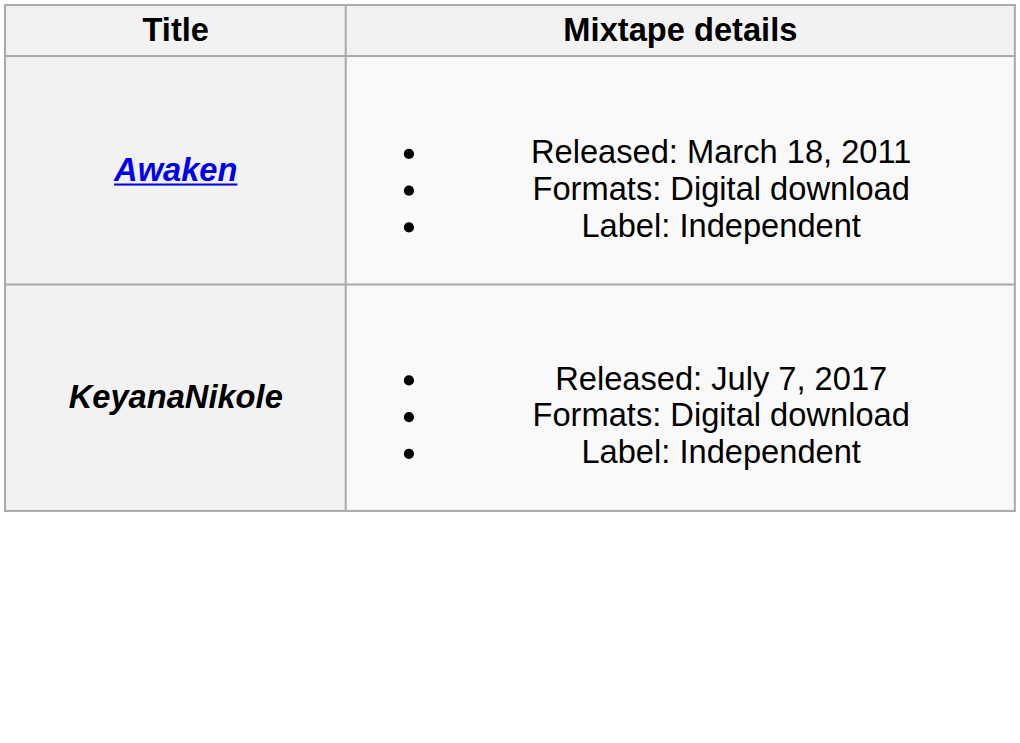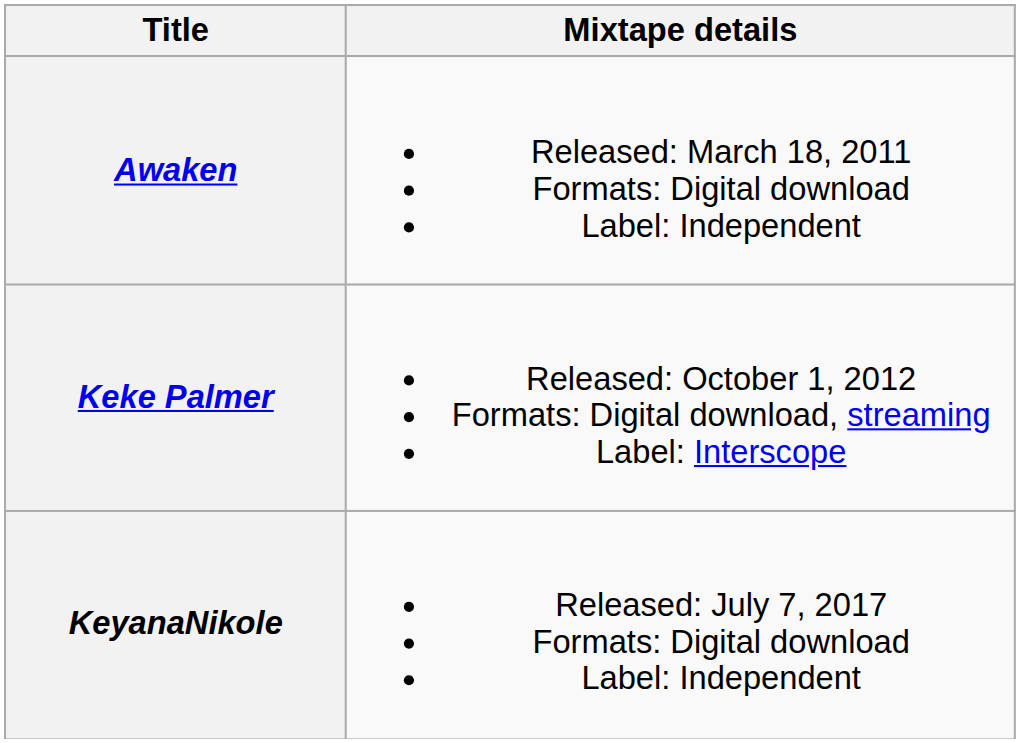+ row: (176, 397)
